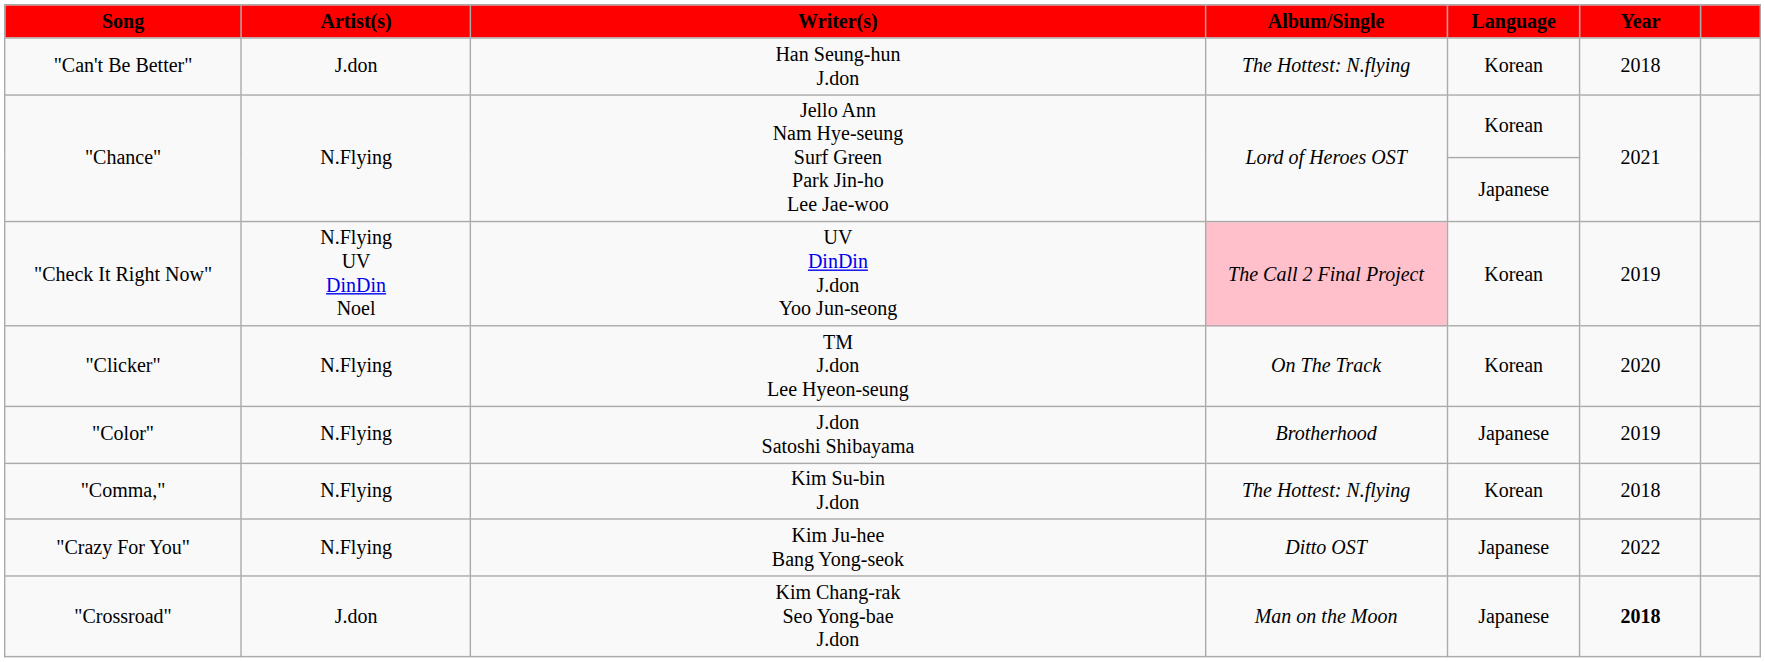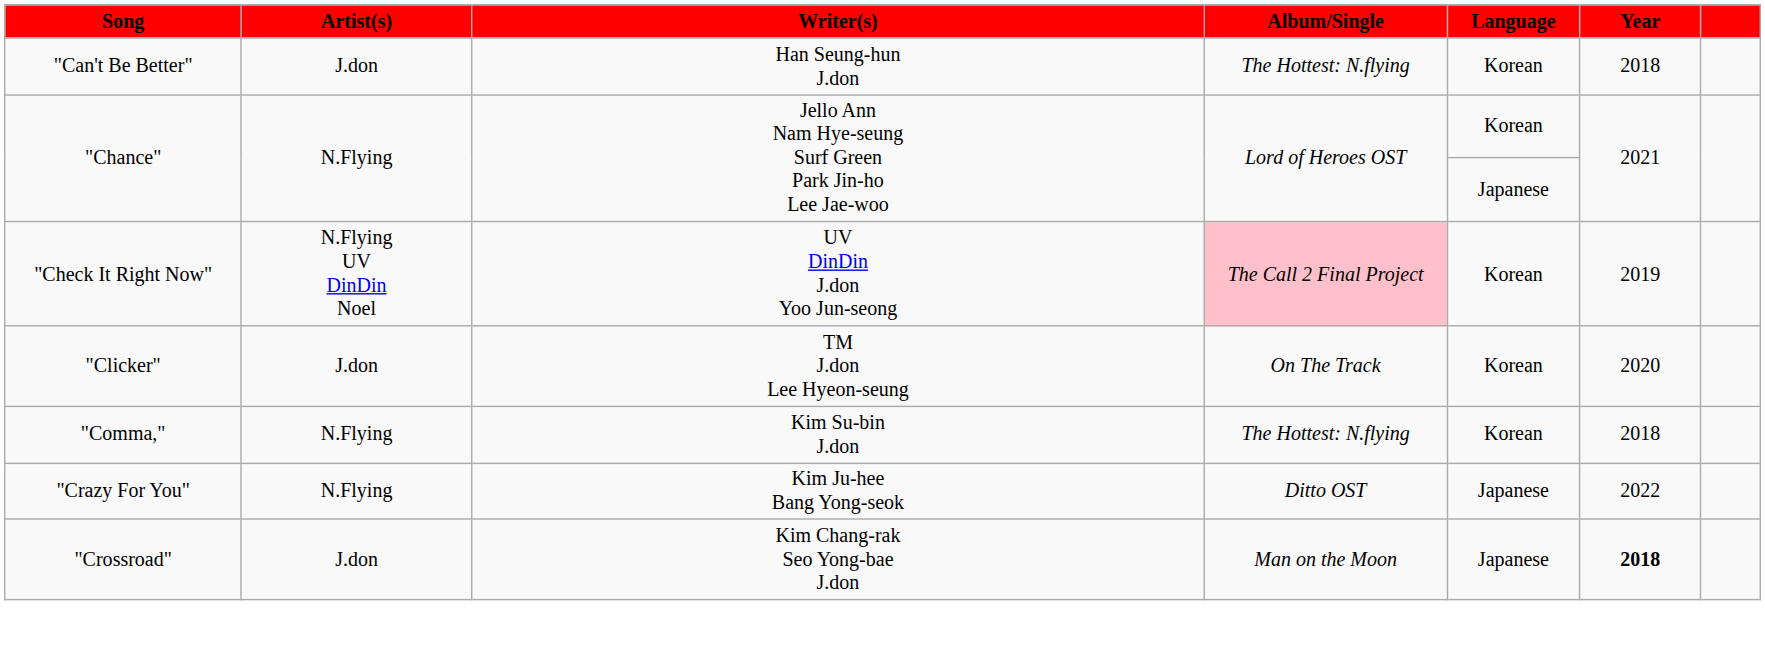(356, 365) N.Flying -> (357, 365) J.don
- row: (123, 434)
